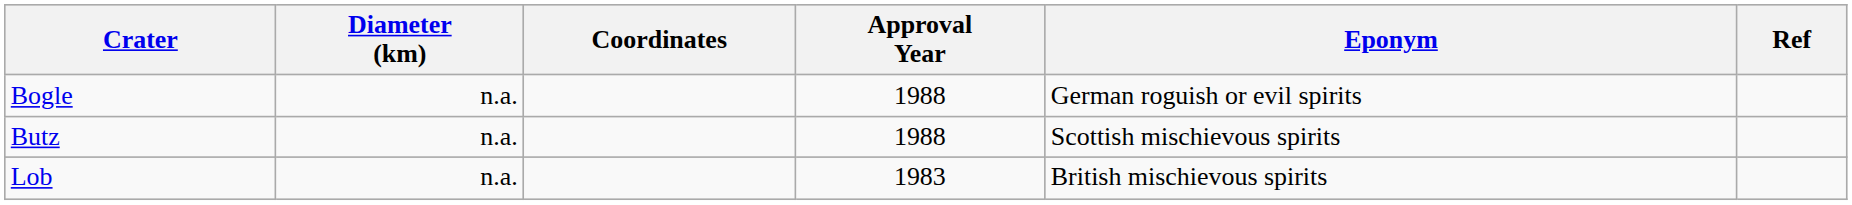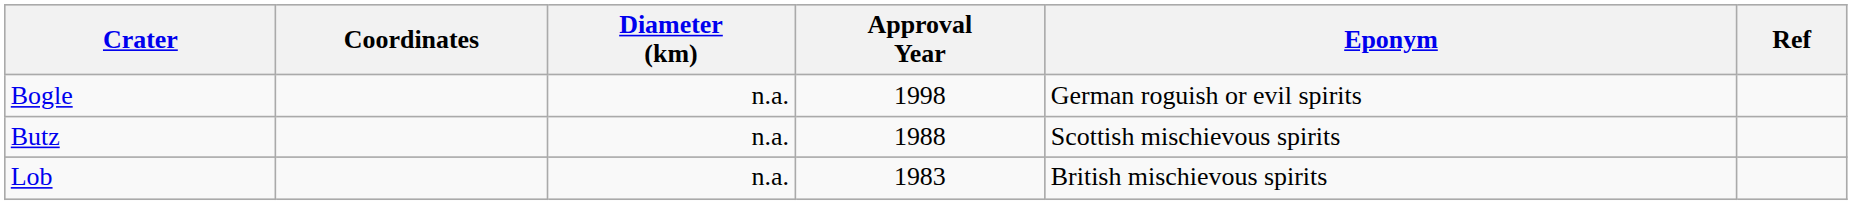columns swapped: (659, 39) <-> (400, 39)
(920, 95) 1988 -> (920, 95) 1998
